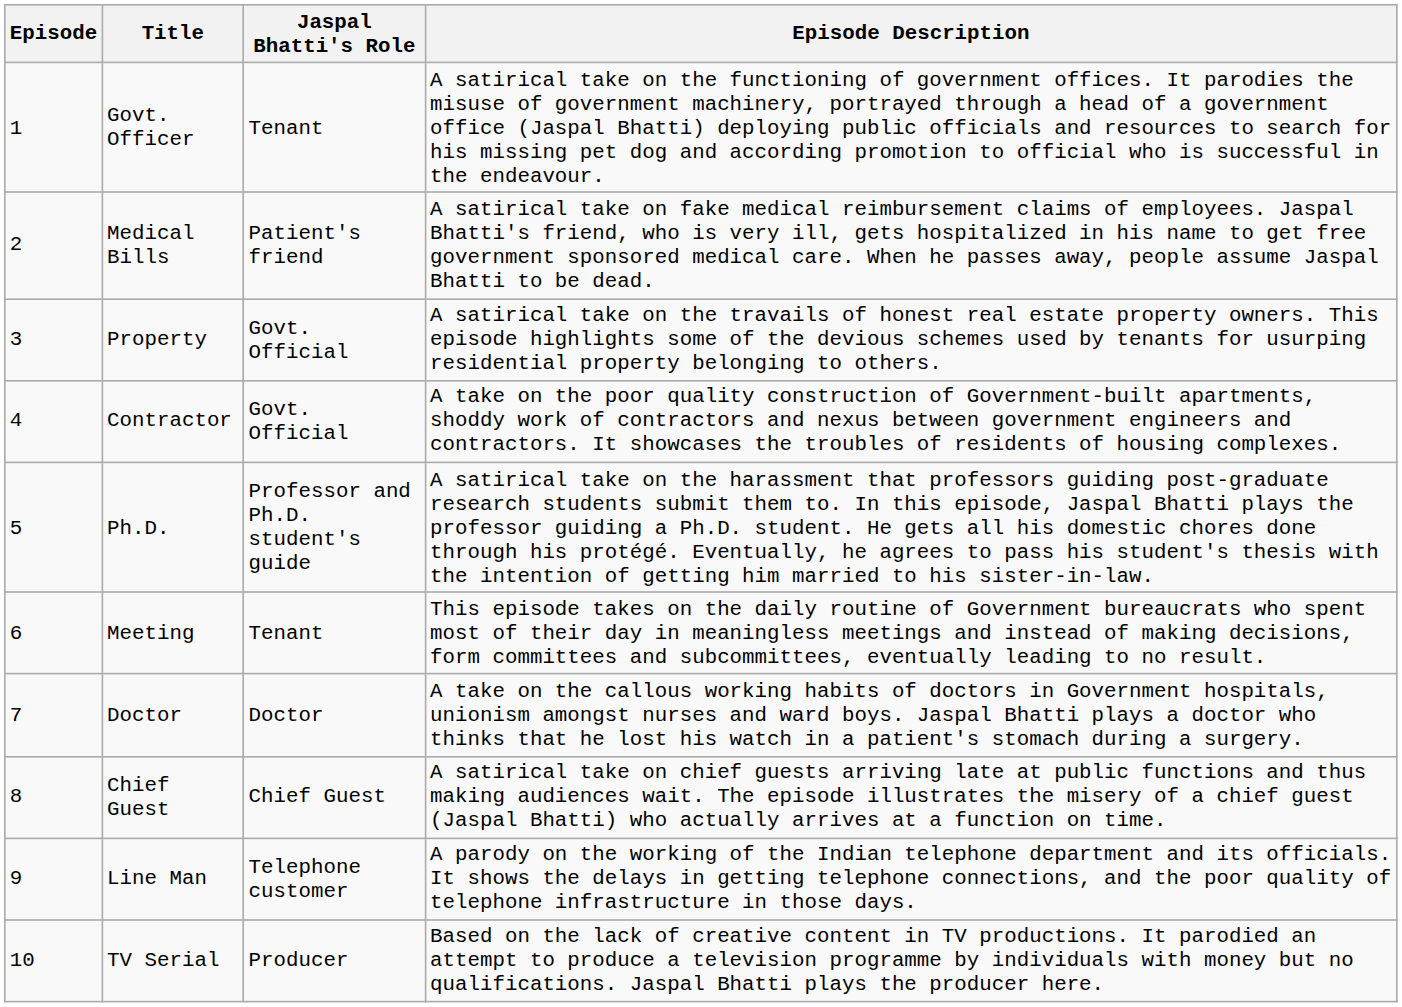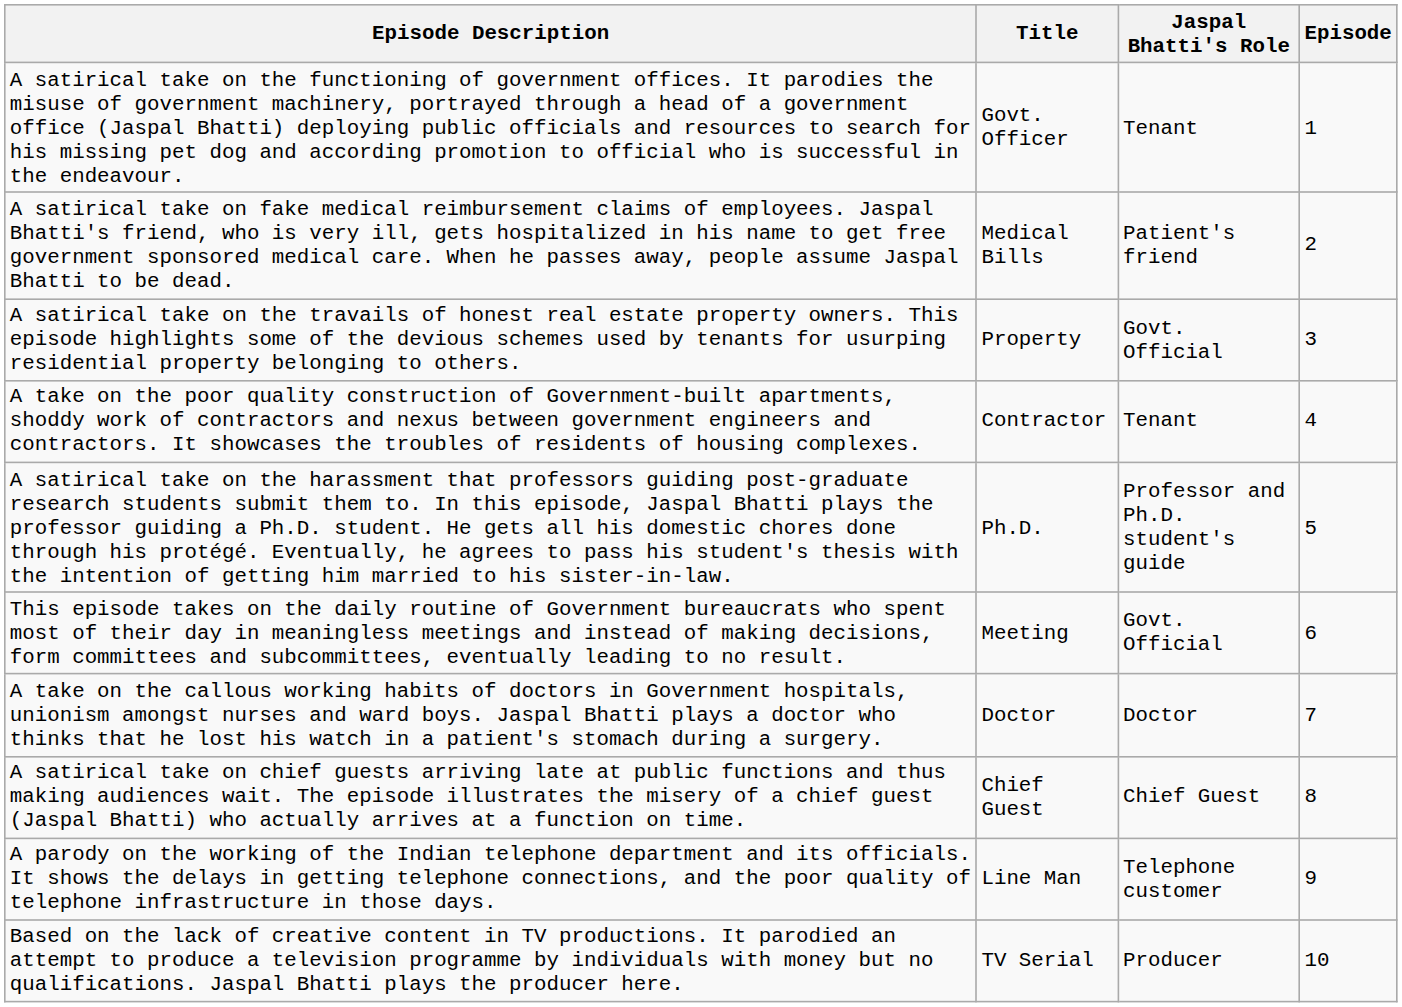columns swapped: (53, 34) <-> (911, 34)
(299, 421) Govt. Official -> (1160, 421) Tenant
(286, 633) Tenant -> (1173, 633) Govt. Official
